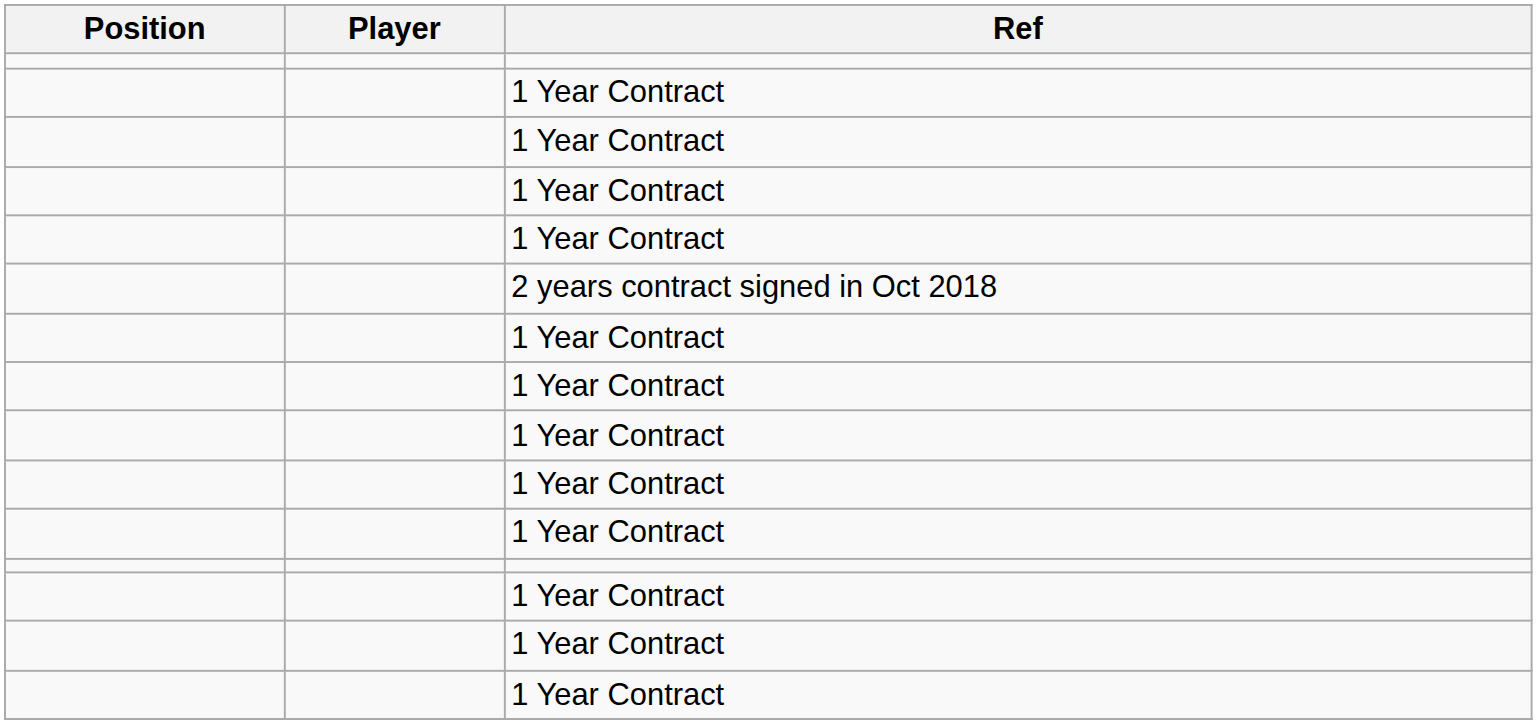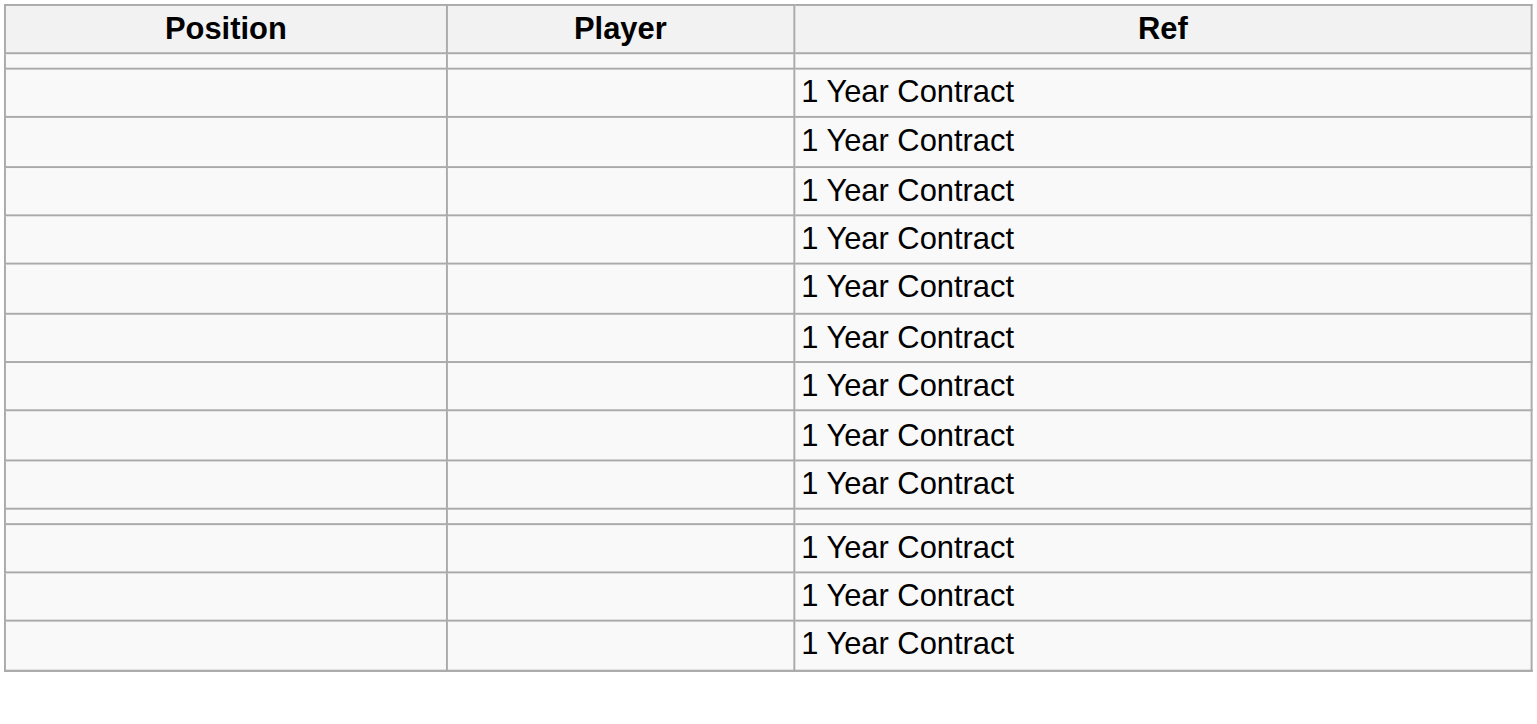- row: (145, 289)
